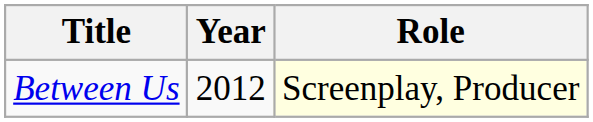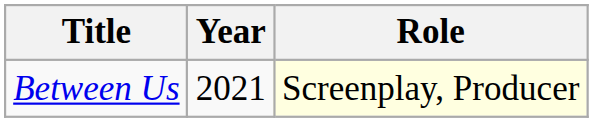(231, 87) 2012 -> (231, 87) 2021
